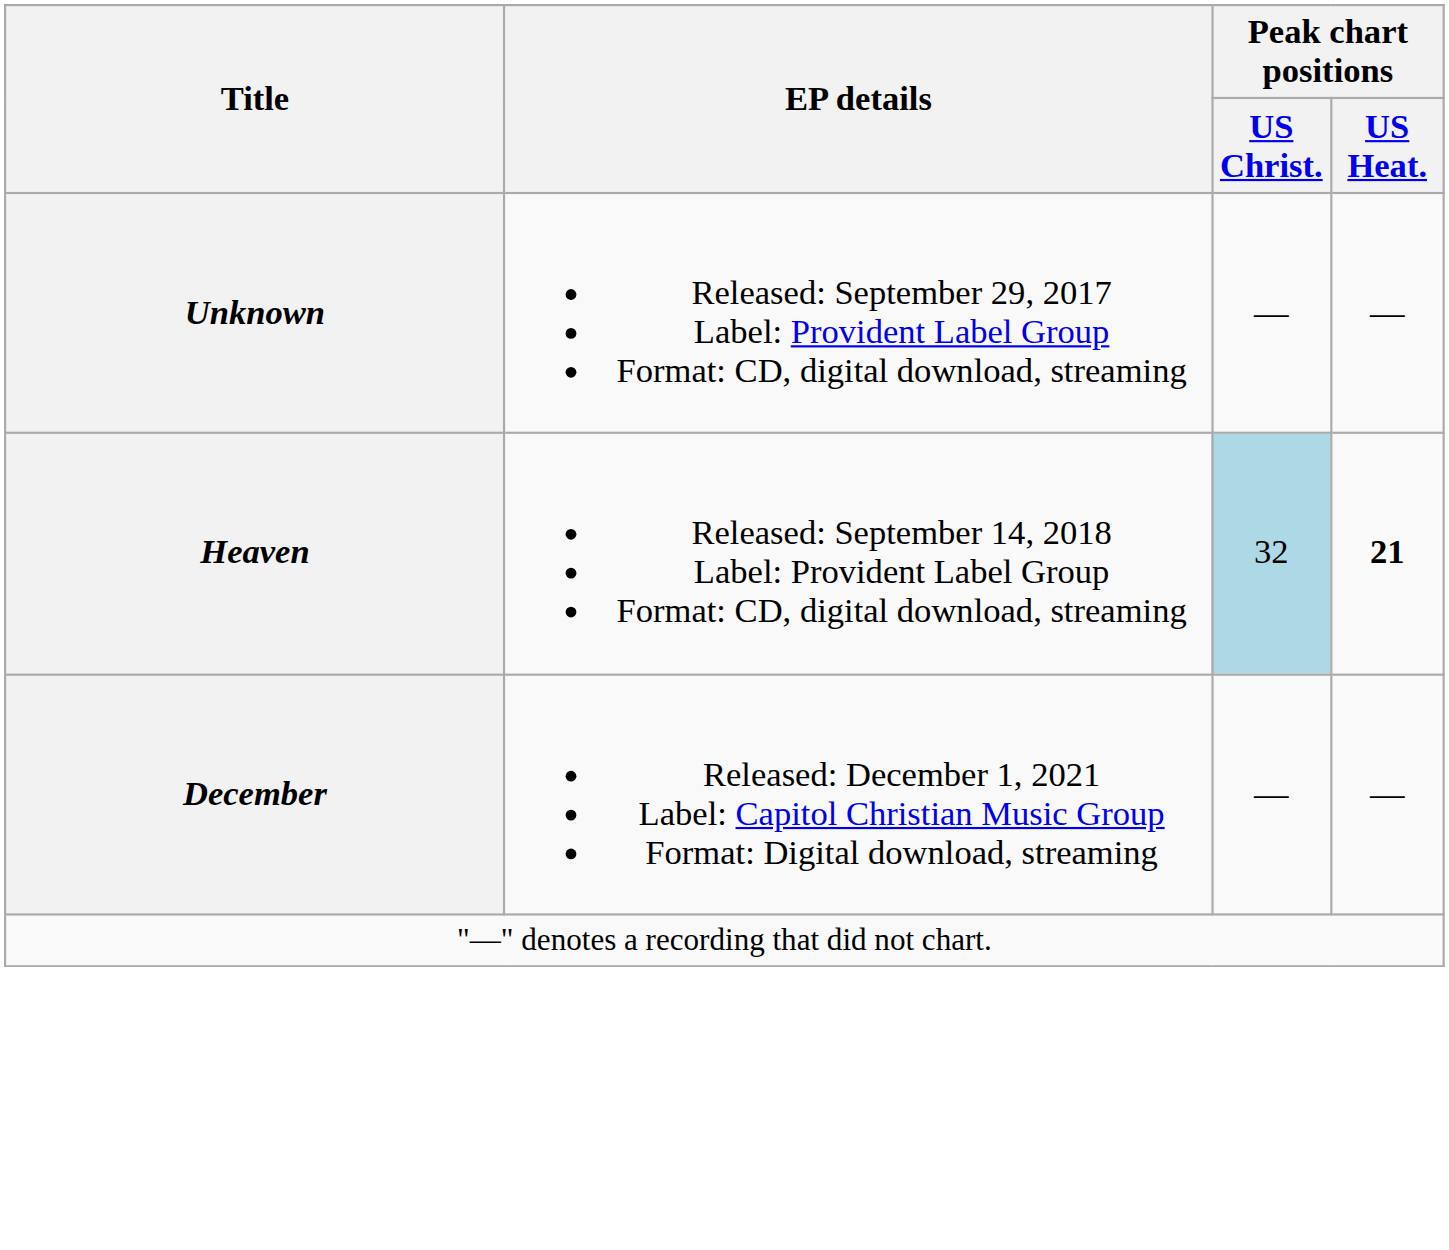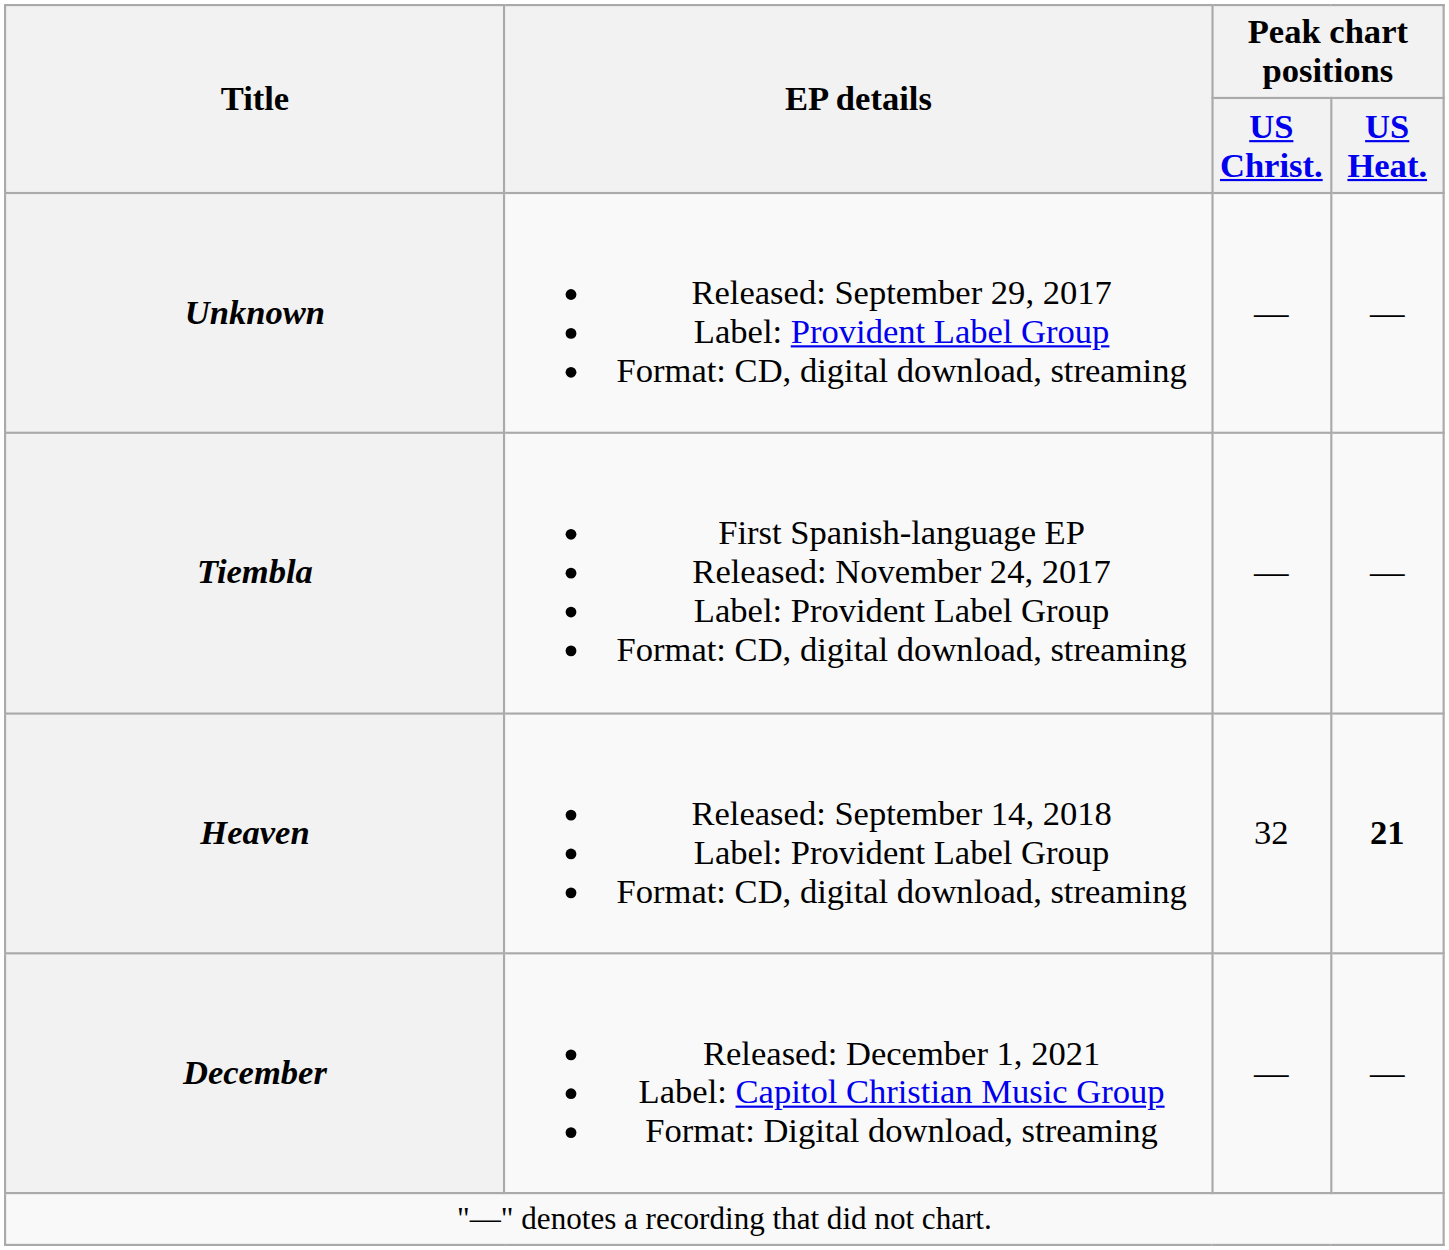+ row: (255, 572)
(1271, 552) lightblue background -> (1271, 832) no background
